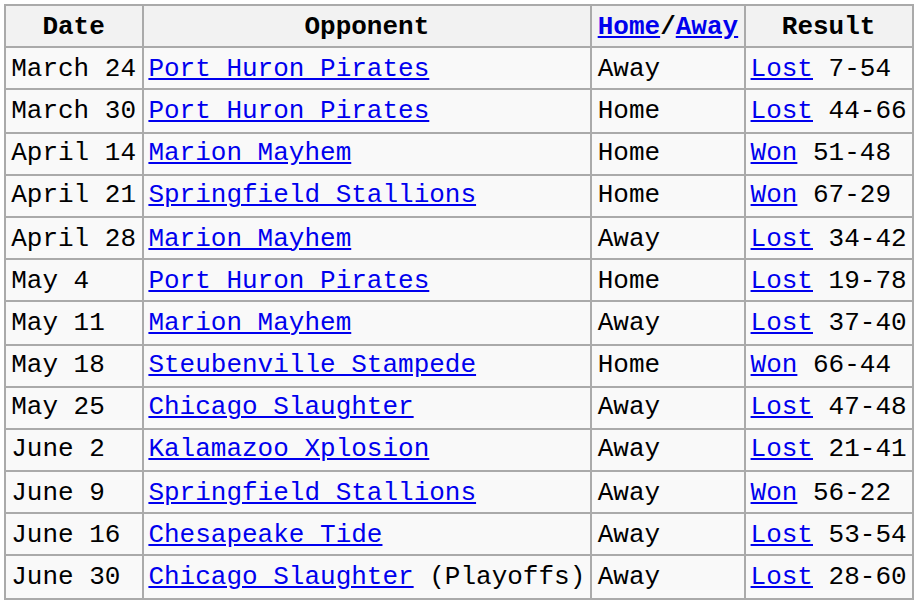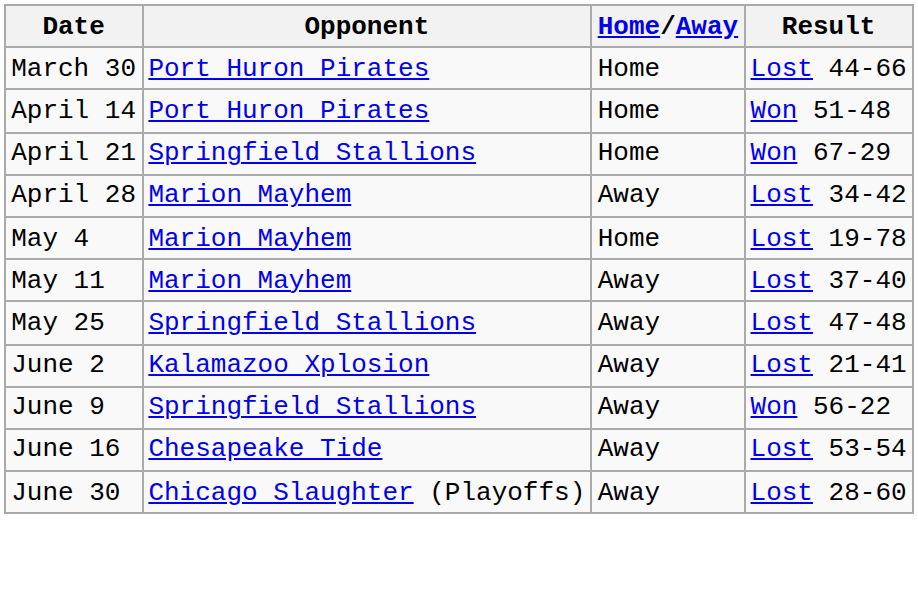- row: (74, 69)
(250, 153) Marion Mayhem -> (289, 111) Port Huron Pirates
(289, 280) Port Huron Pirates -> (250, 238) Marion Mayhem
- row: (58, 365)
(281, 408) Chicago Slaughter -> (312, 323) Springfield Stallions
